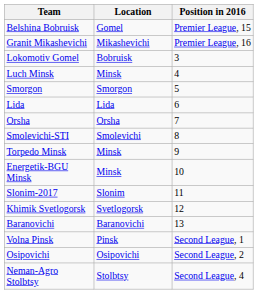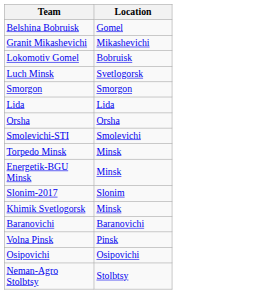- column: (212, 12)
(109, 74) Minsk -> (120, 74) Svetlogorsk
(120, 208) Svetlogorsk -> (109, 208) Minsk
